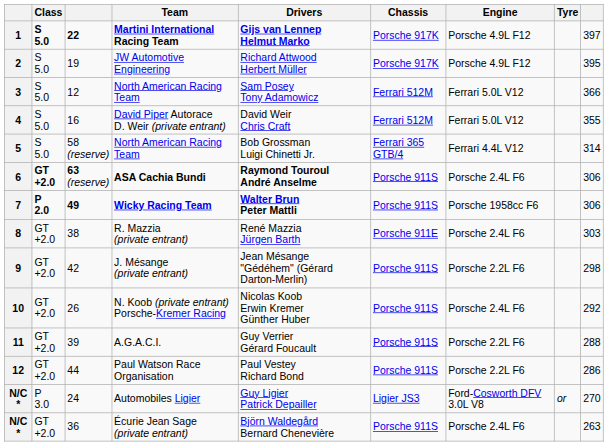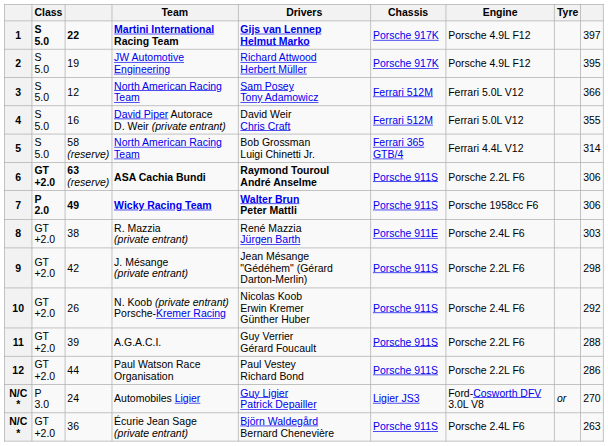(486, 177) Porsche 2.4L F6 -> (486, 177) Porsche 2.2L F6
